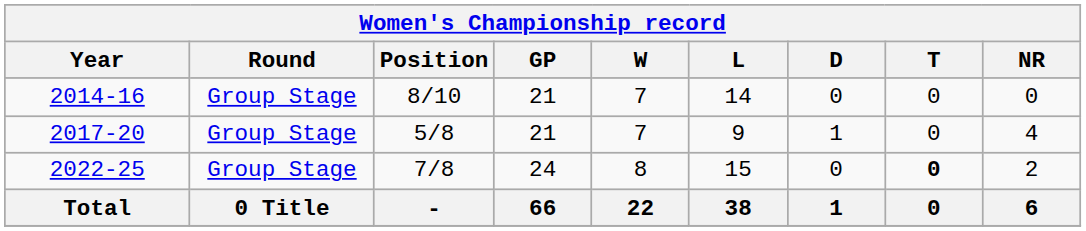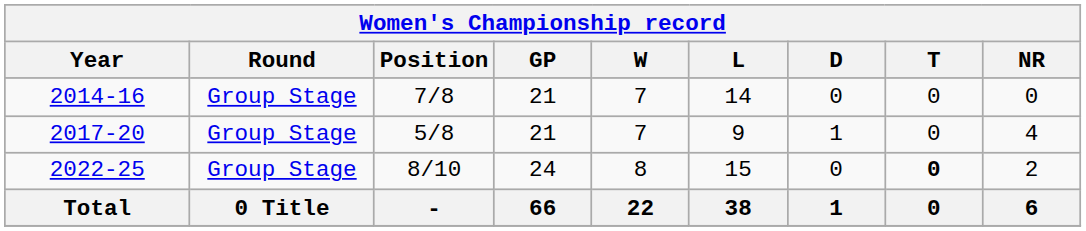(434, 97) 8/10 -> (434, 97) 7/8
(434, 171) 7/8 -> (434, 171) 8/10
